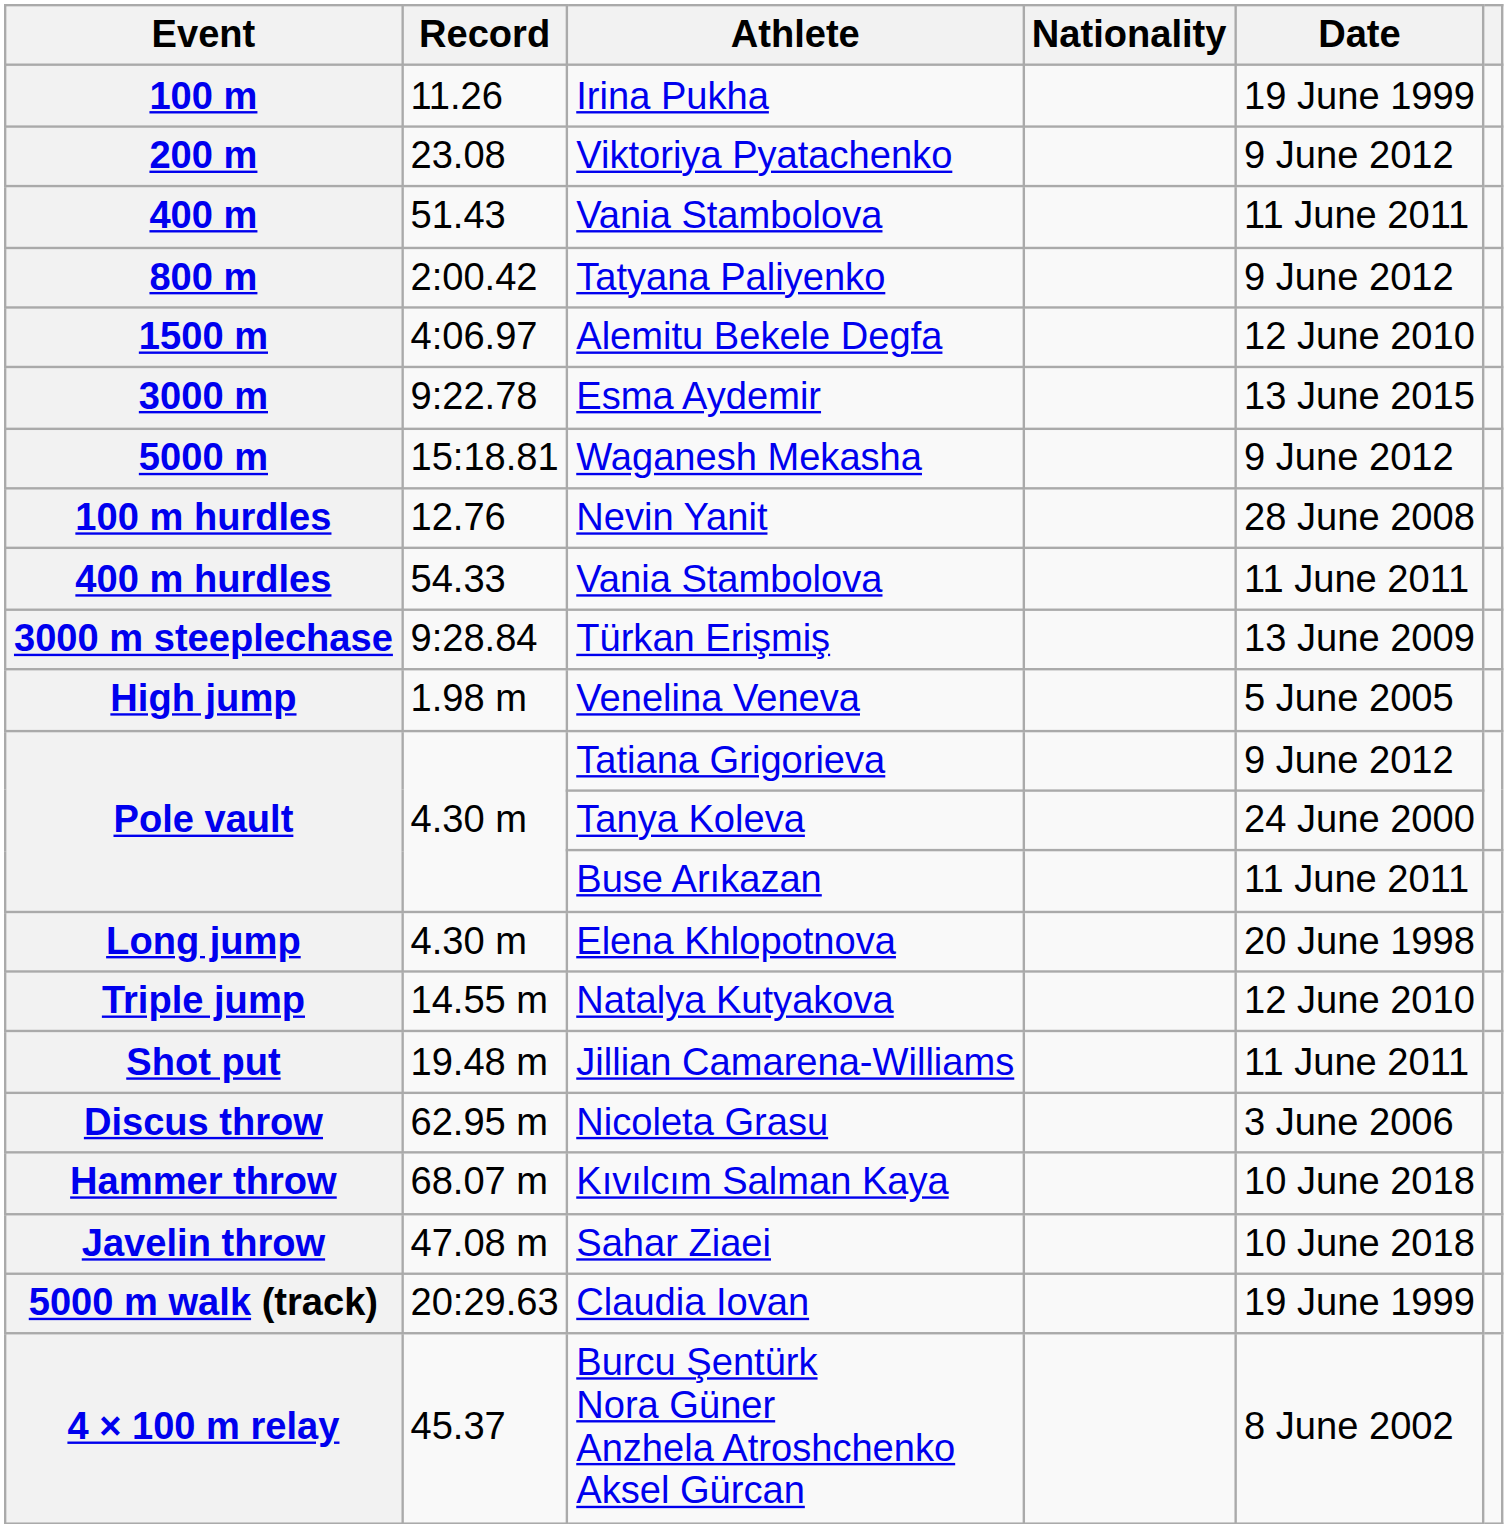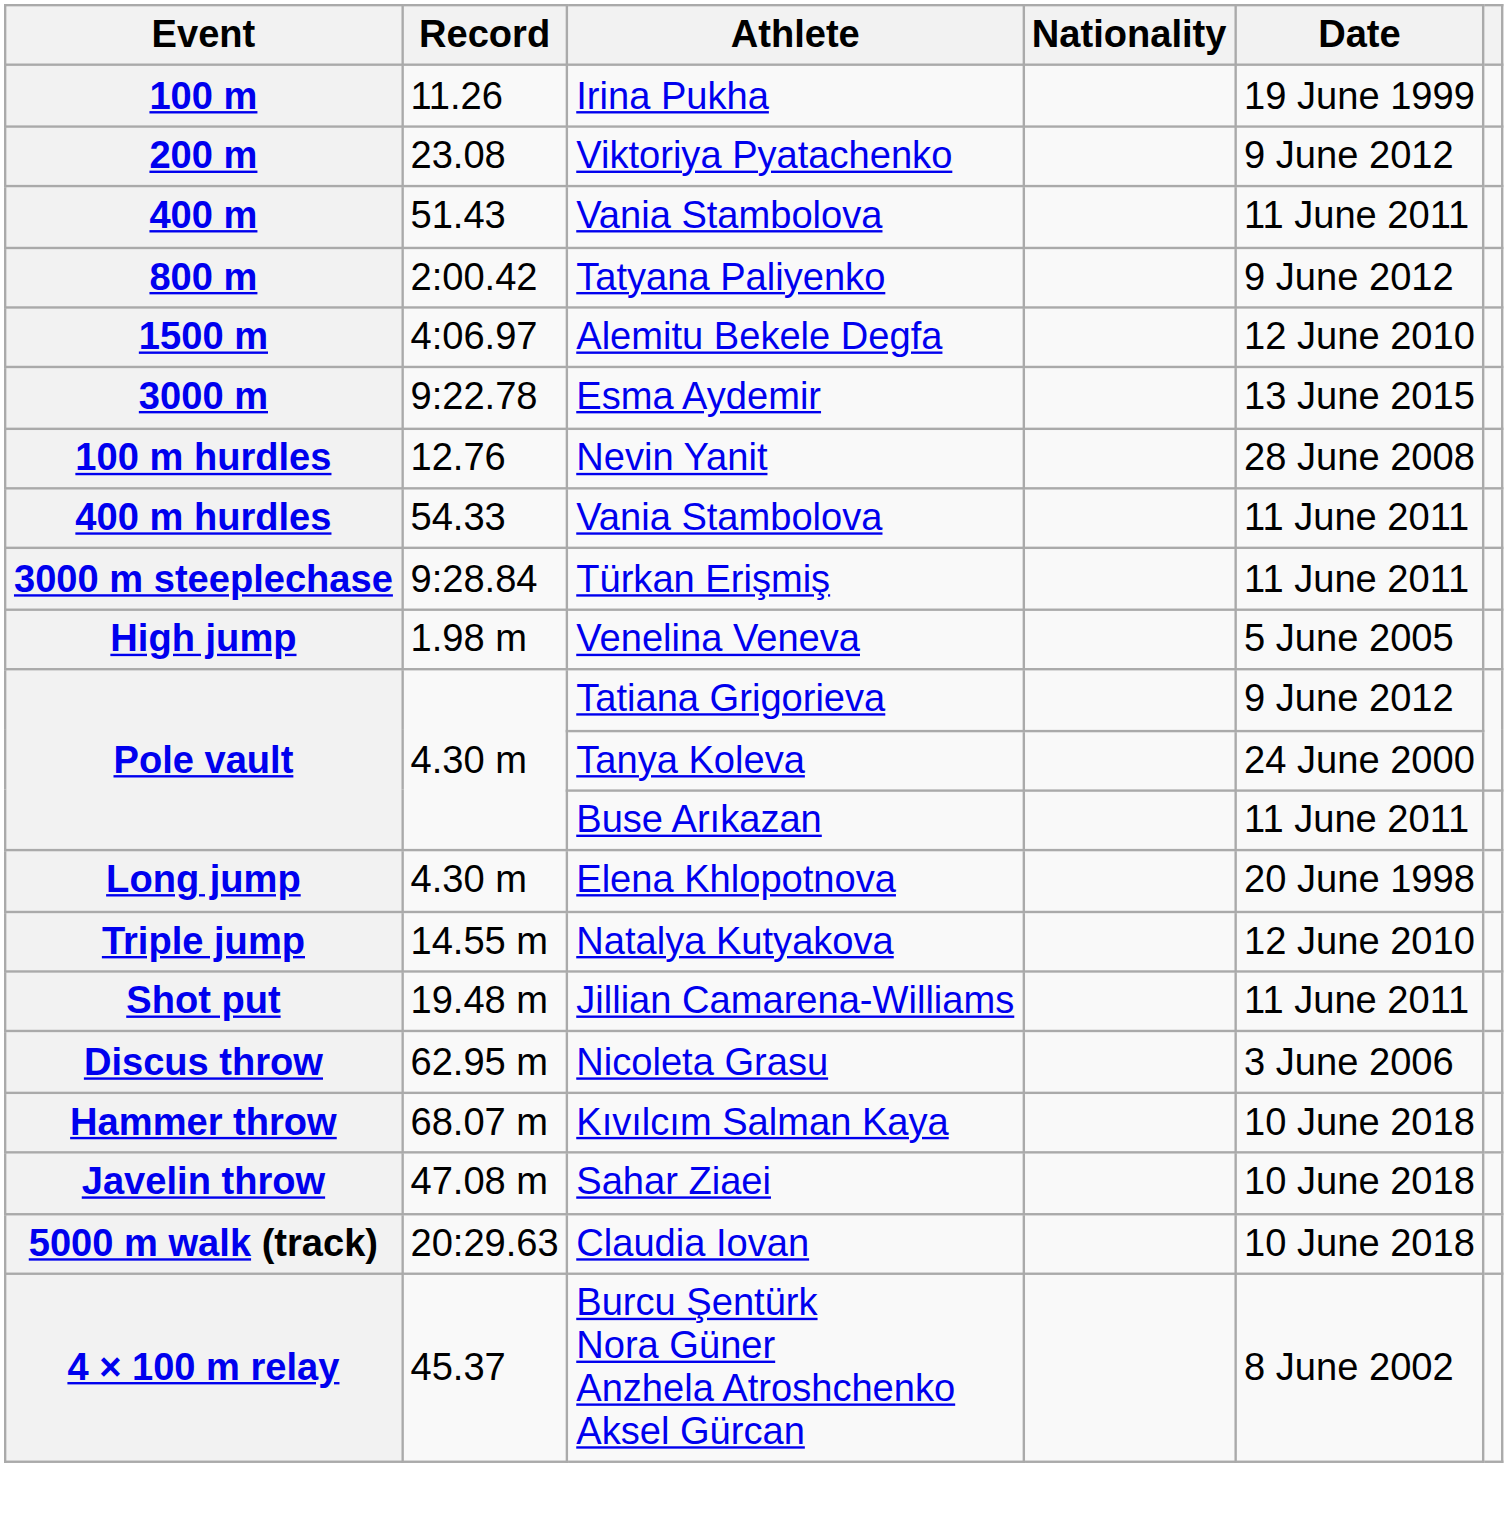- row: (203, 457)
(1359, 638) 13 June 2009 -> (1357, 578) 11 June 2011
(1359, 1302) 19 June 1999 -> (1359, 1242) 10 June 2018
